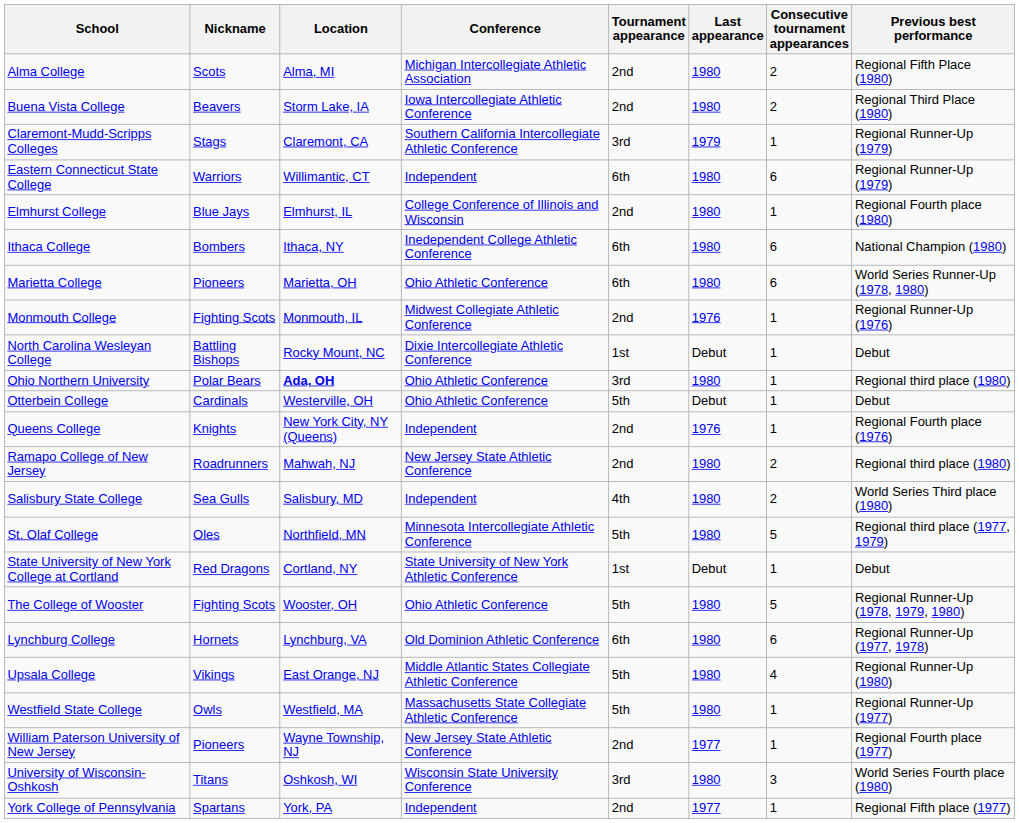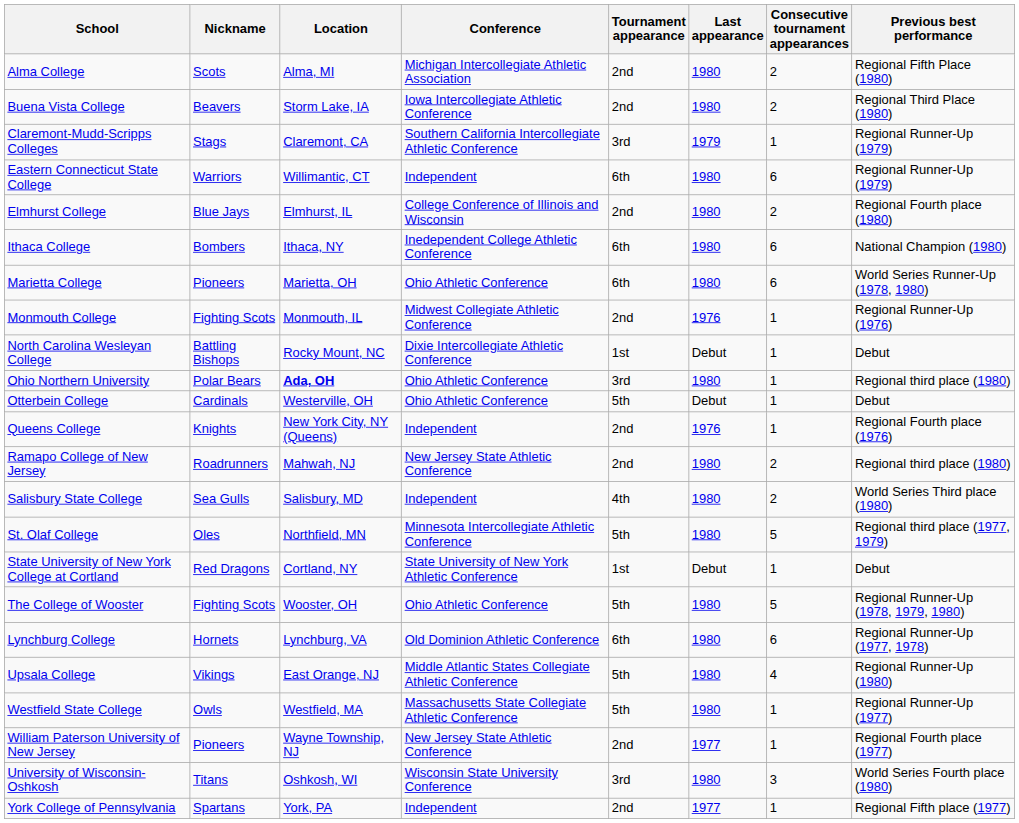(773, 212) 1 -> (773, 212) 2
